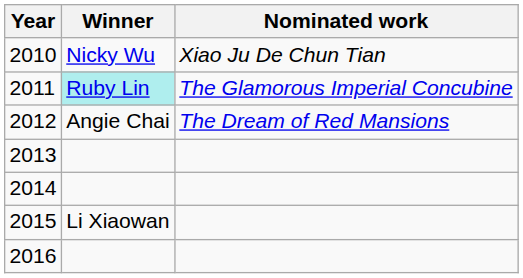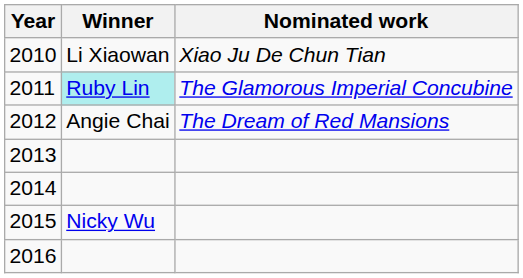(111, 54) Nicky Wu -> (118, 54) Li Xiaowan
(118, 222) Li Xiaowan -> (111, 222) Nicky Wu
